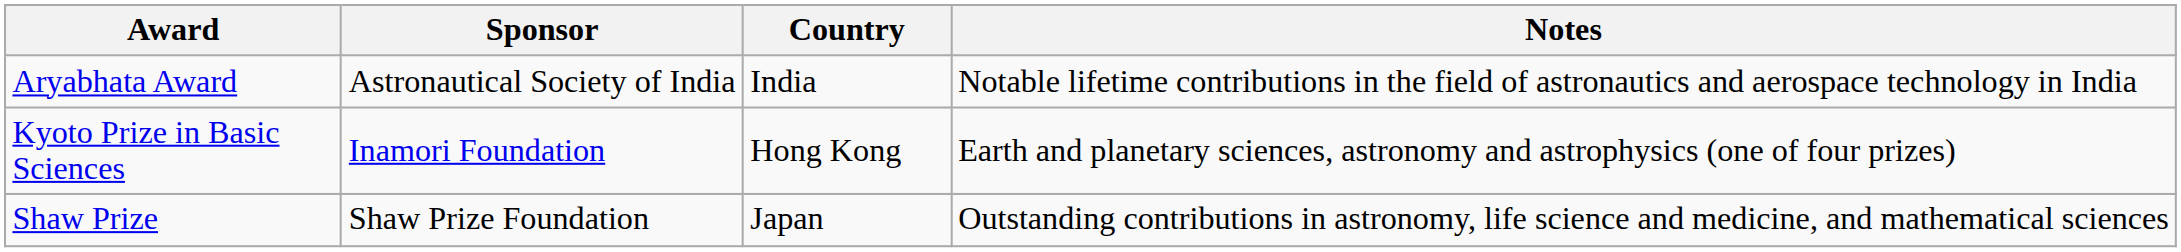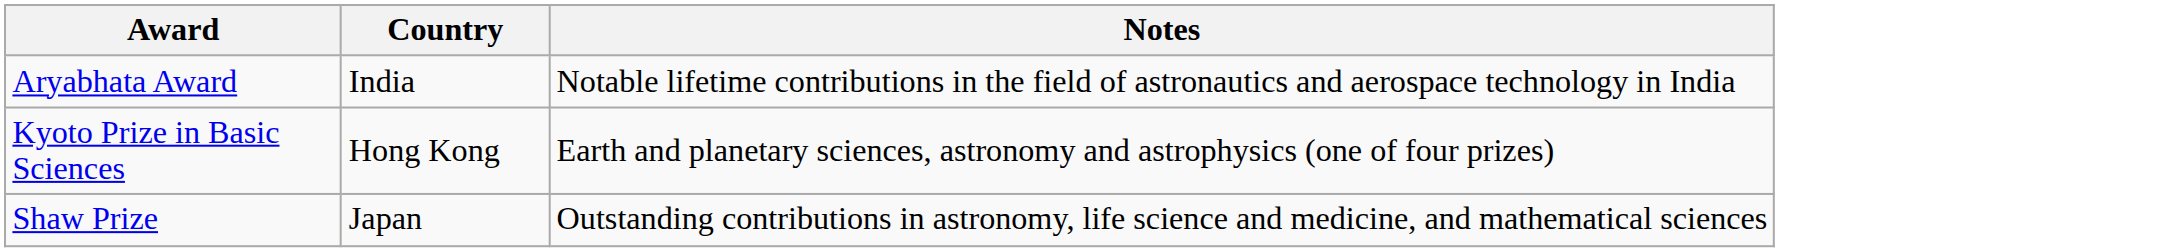- column: (542, 30)
